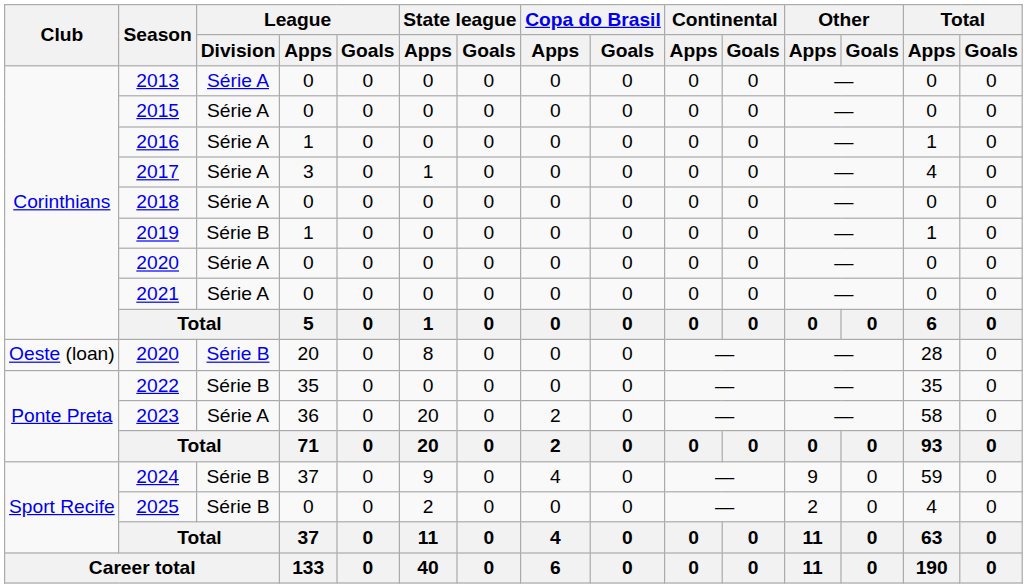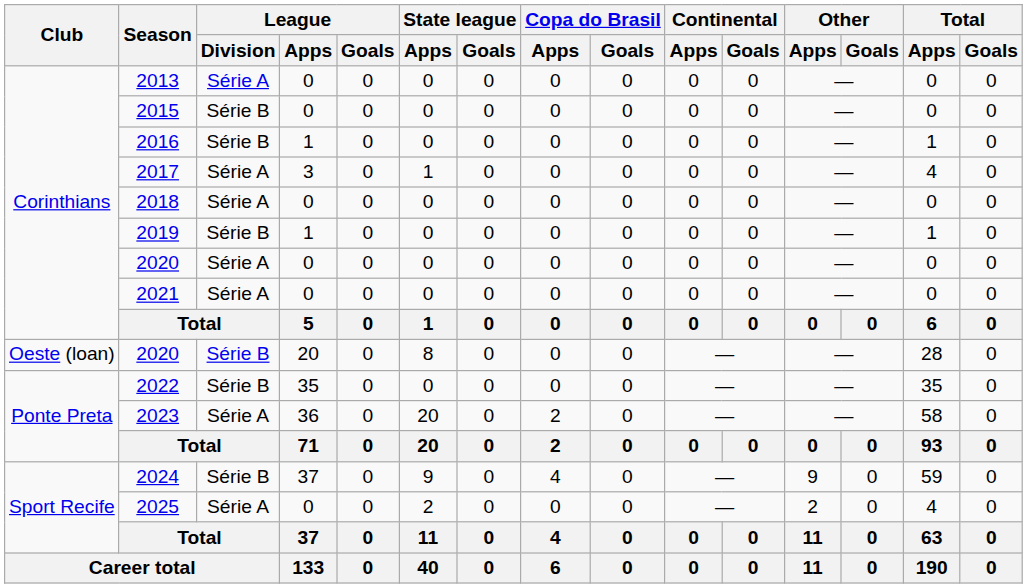(238, 111) Série A -> (238, 111) Série B
(238, 141) Série A -> (238, 141) Série B
(238, 506) Série B -> (238, 506) Série A
